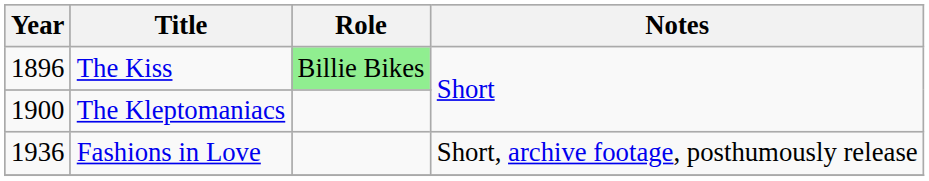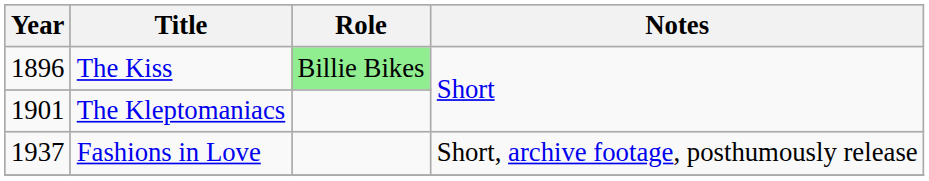(38, 110) 1900 -> (38, 110) 1901
(38, 152) 1936 -> (38, 152) 1937
